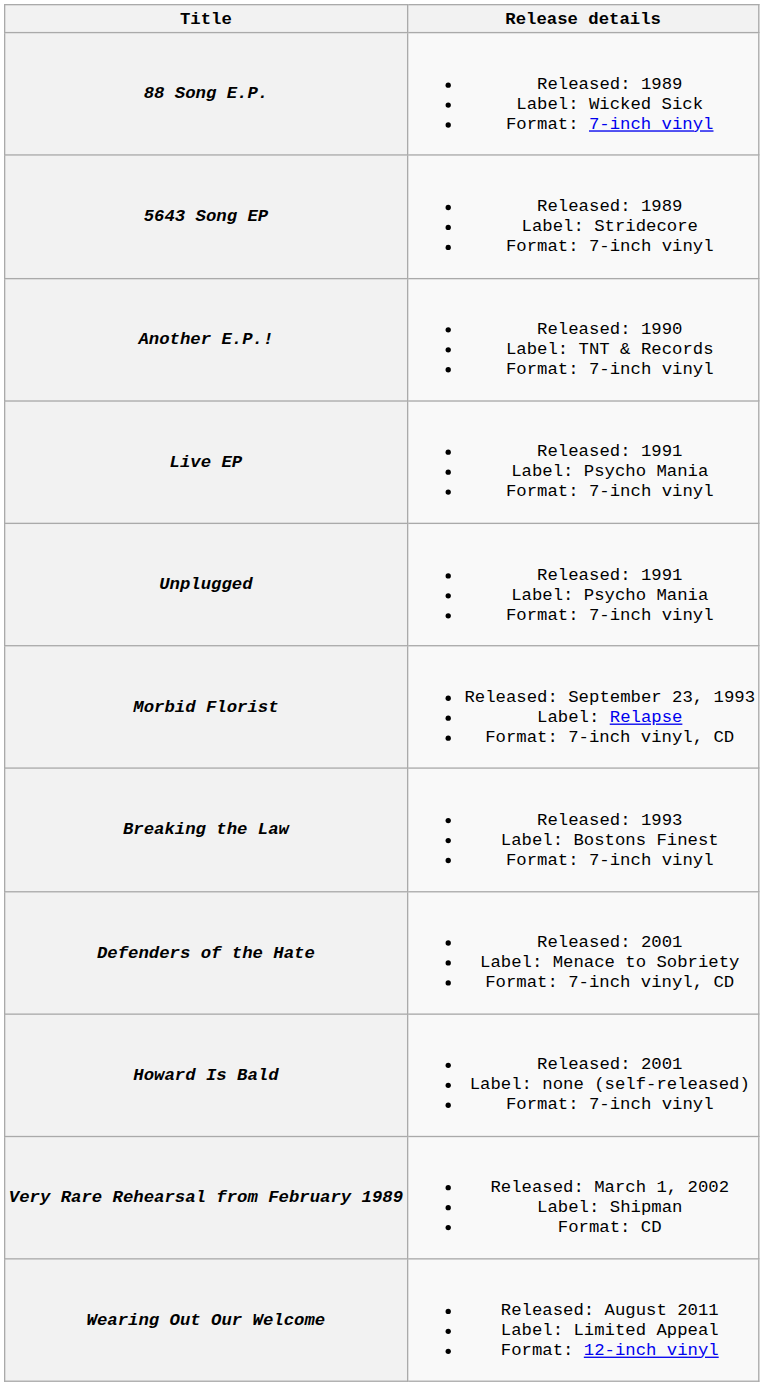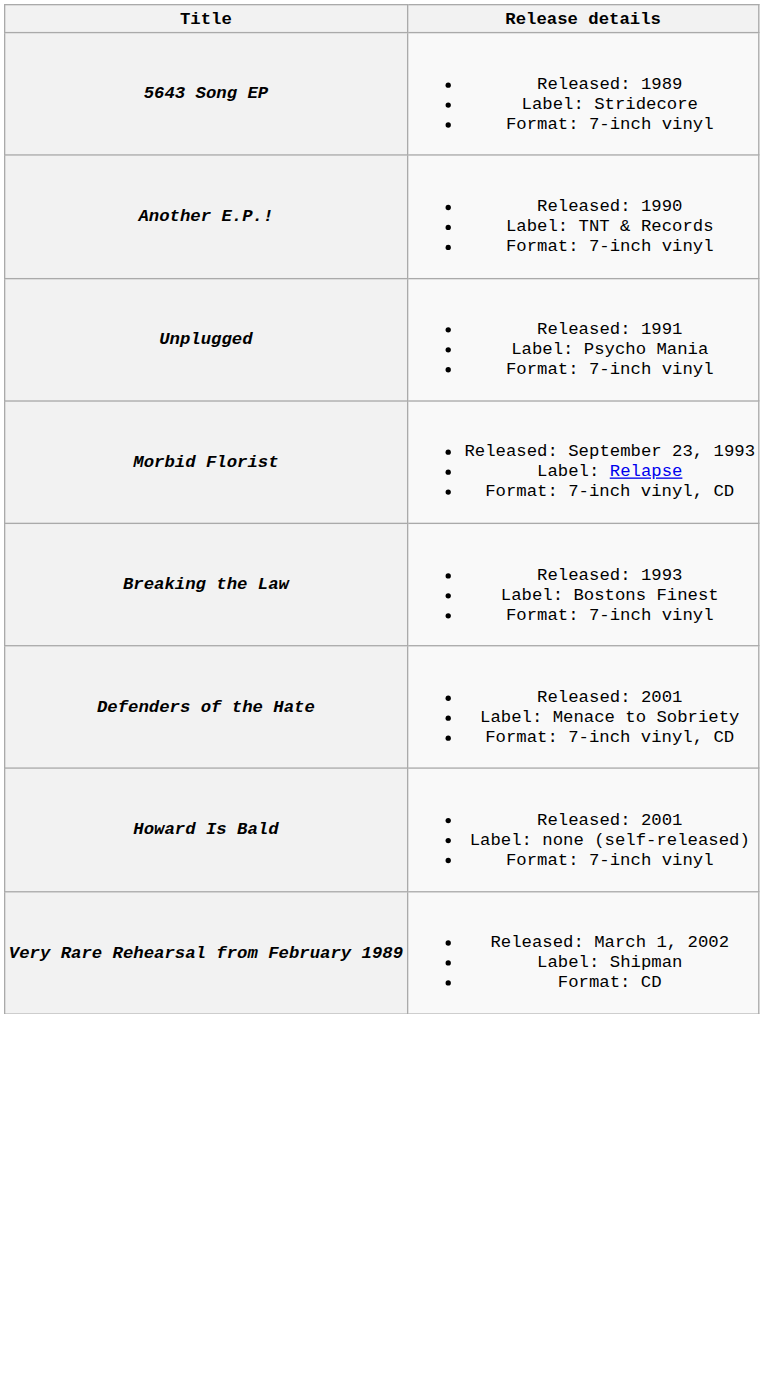- row: (206, 94)
- row: (206, 462)
- row: (206, 1320)
